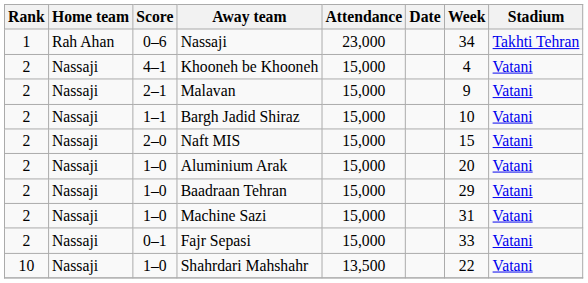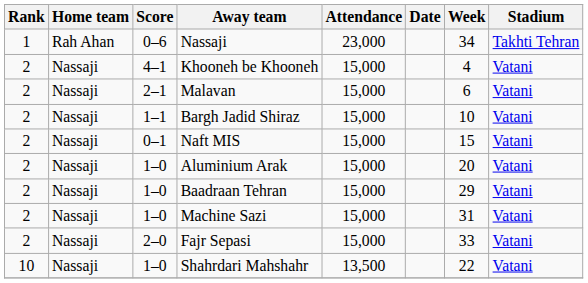(467, 91) 9 -> (467, 91) 6
(155, 141) 2–0 -> (155, 141) 0–1
(155, 240) 0–1 -> (155, 240) 2–0
